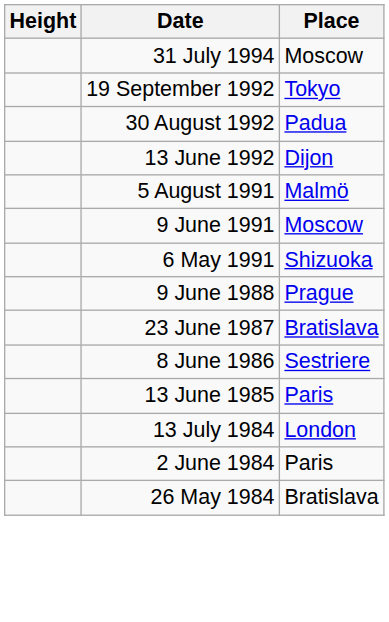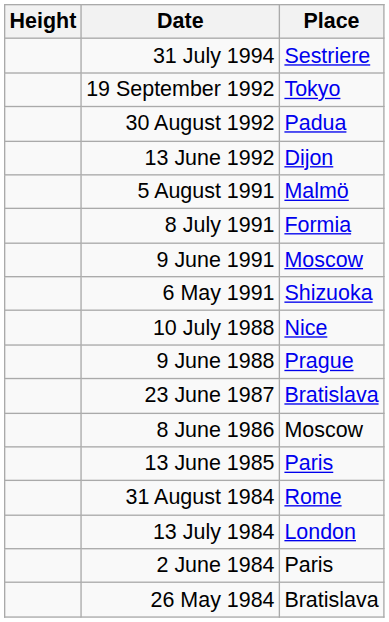(324, 55) Moscow -> (327, 55) Sestriere
+ row: (220, 225)
+ row: (214, 327)
(327, 361) Sestriere -> (324, 429) Moscow
+ row: (200, 497)
